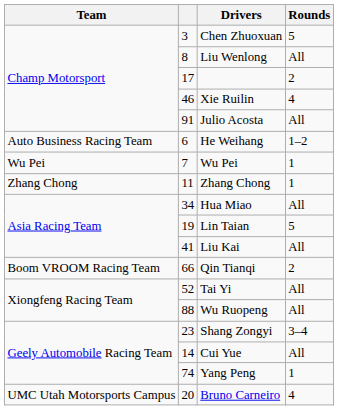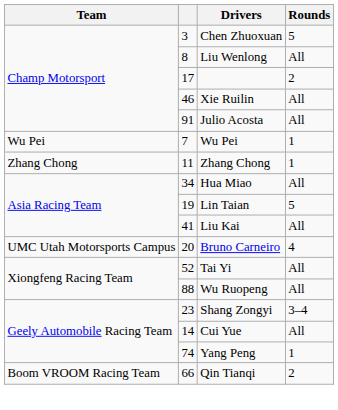(292, 99) 4 -> (296, 99) All
- row: (232, 141)
rows swapped: (240, 394) <-> (228, 267)
